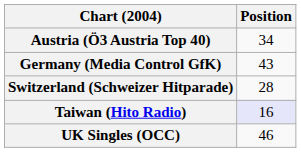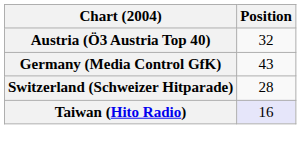(266, 40) 34 -> (266, 40) 32
- row: (121, 135)
